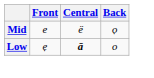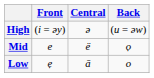+ row: (18, 30)
(81, 47) bold -> (88, 64) normal
